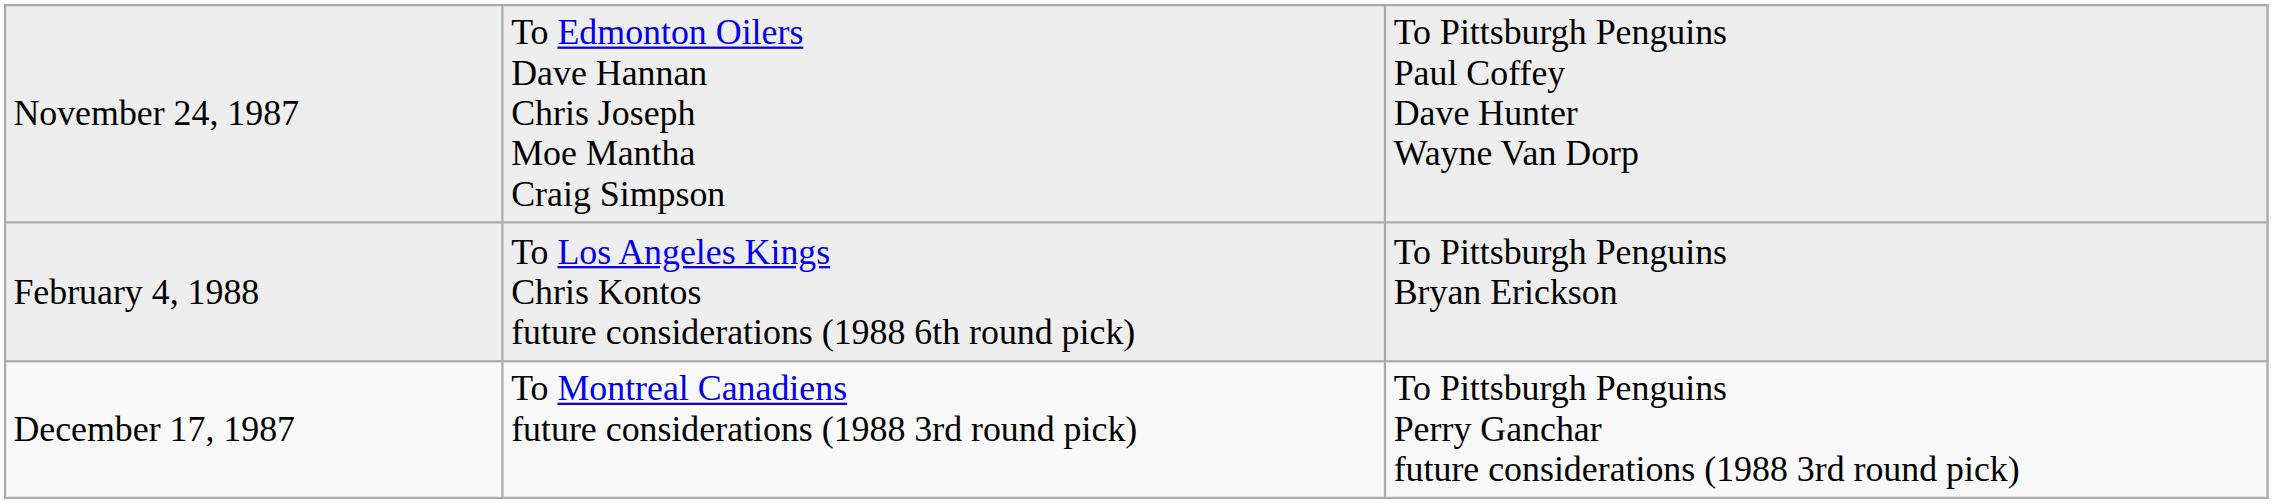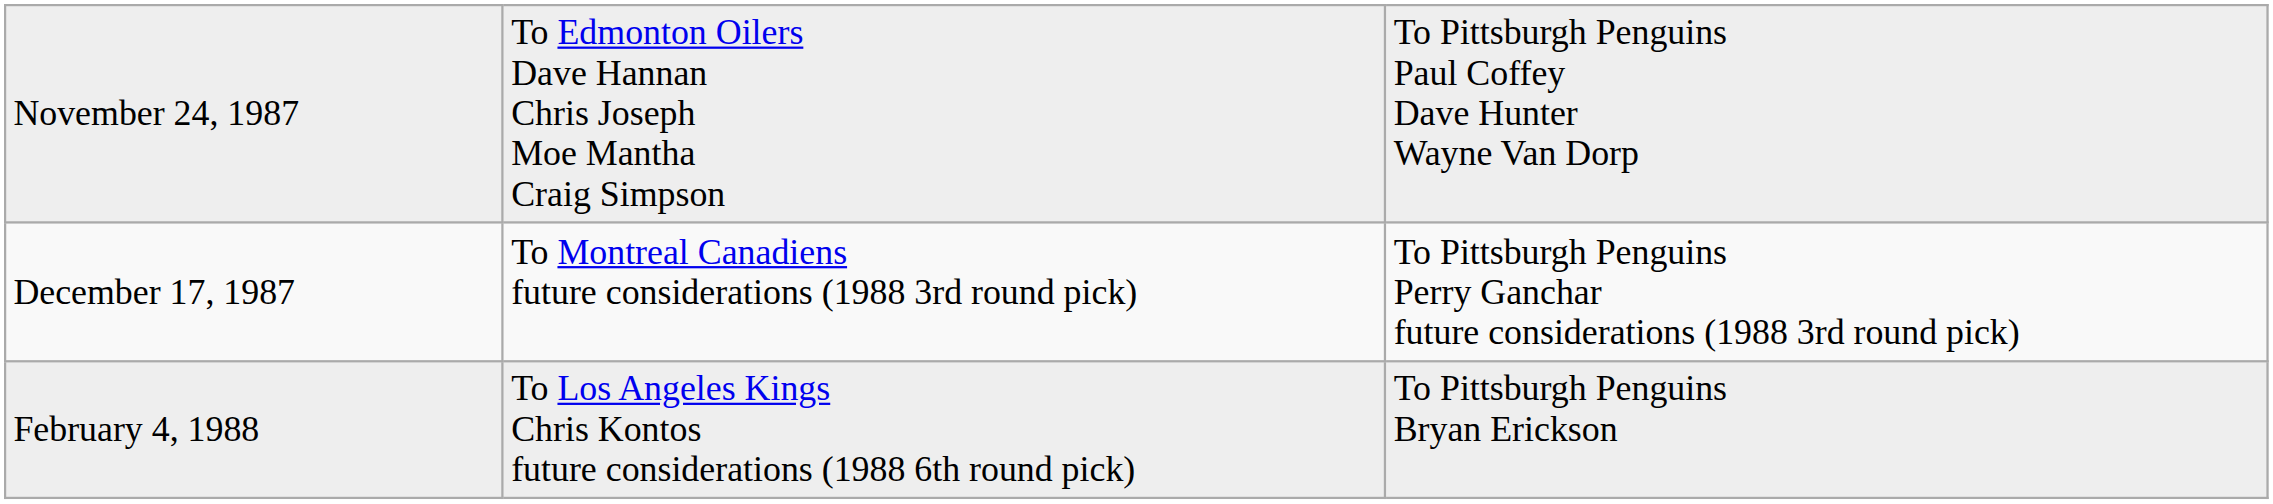rows swapped: (154, 428) <-> (136, 291)
